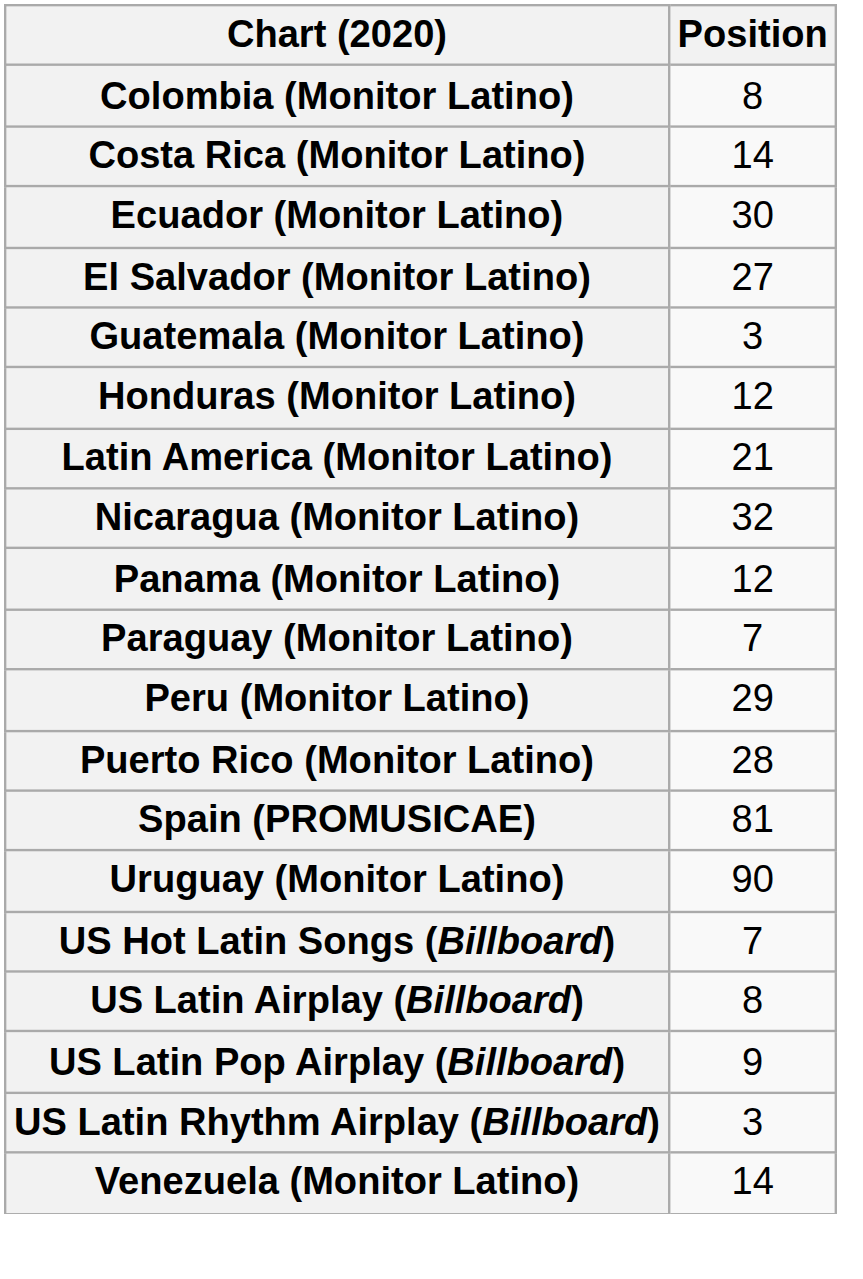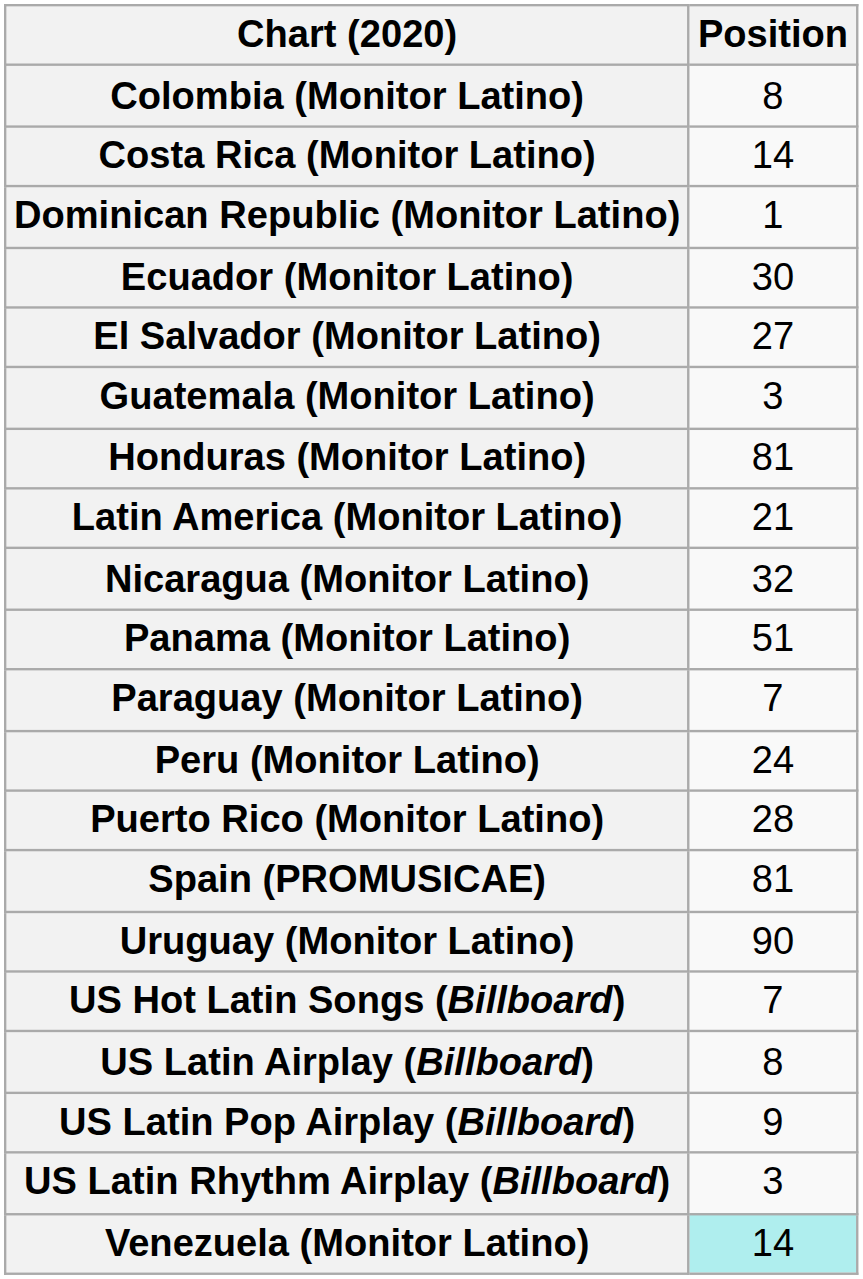+ row: (347, 215)
(753, 397) 12 -> (773, 457) 81
(753, 578) 12 -> (773, 638) 51
(753, 699) 29 -> (773, 759) 24
(753, 1182) no background -> (773, 1242) paleturquoise background
